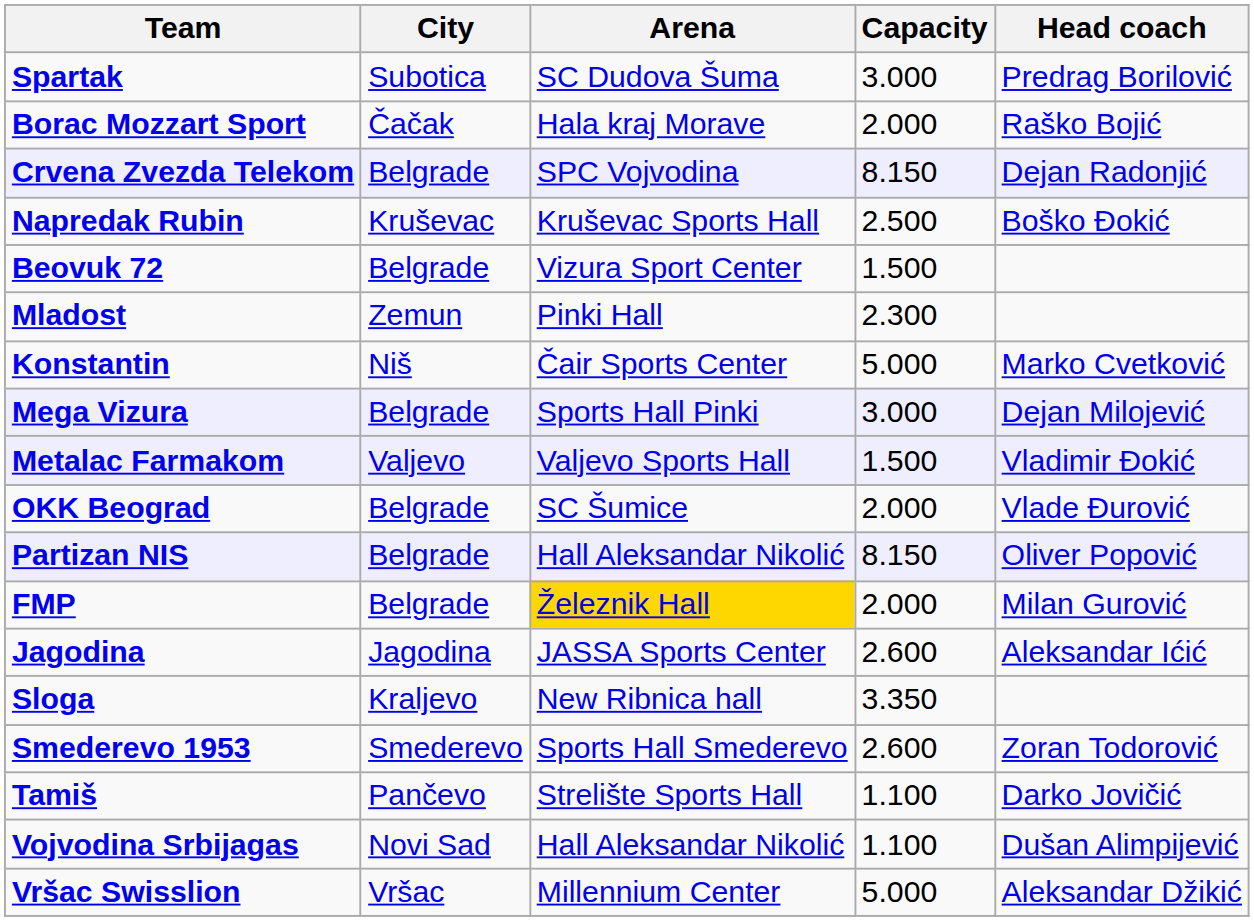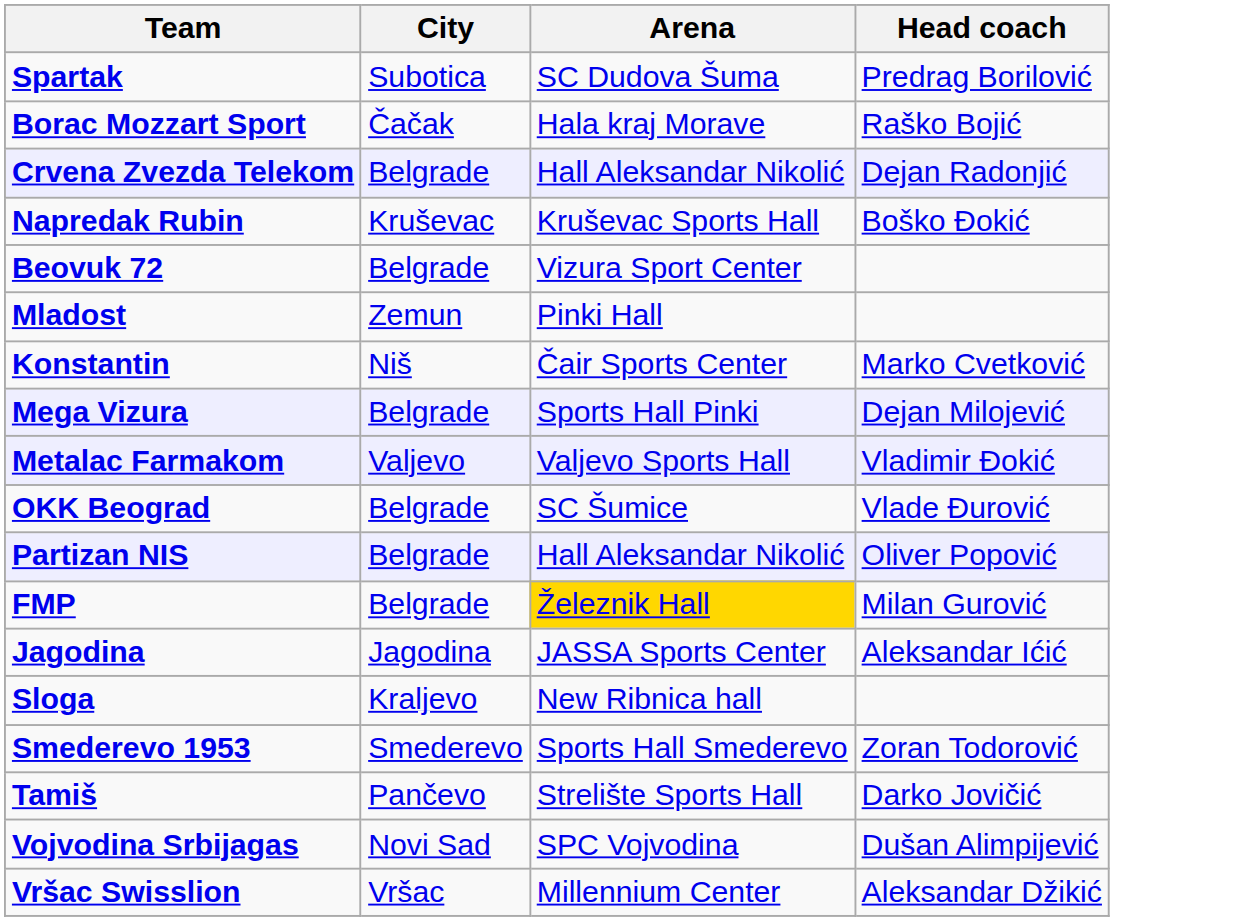- column: (925, 28)
(638, 172) SPC Vojvodina -> (691, 172) Hall Aleksandar Nikolić
(691, 843) Hall Aleksandar Nikolić -> (638, 843) SPC Vojvodina
